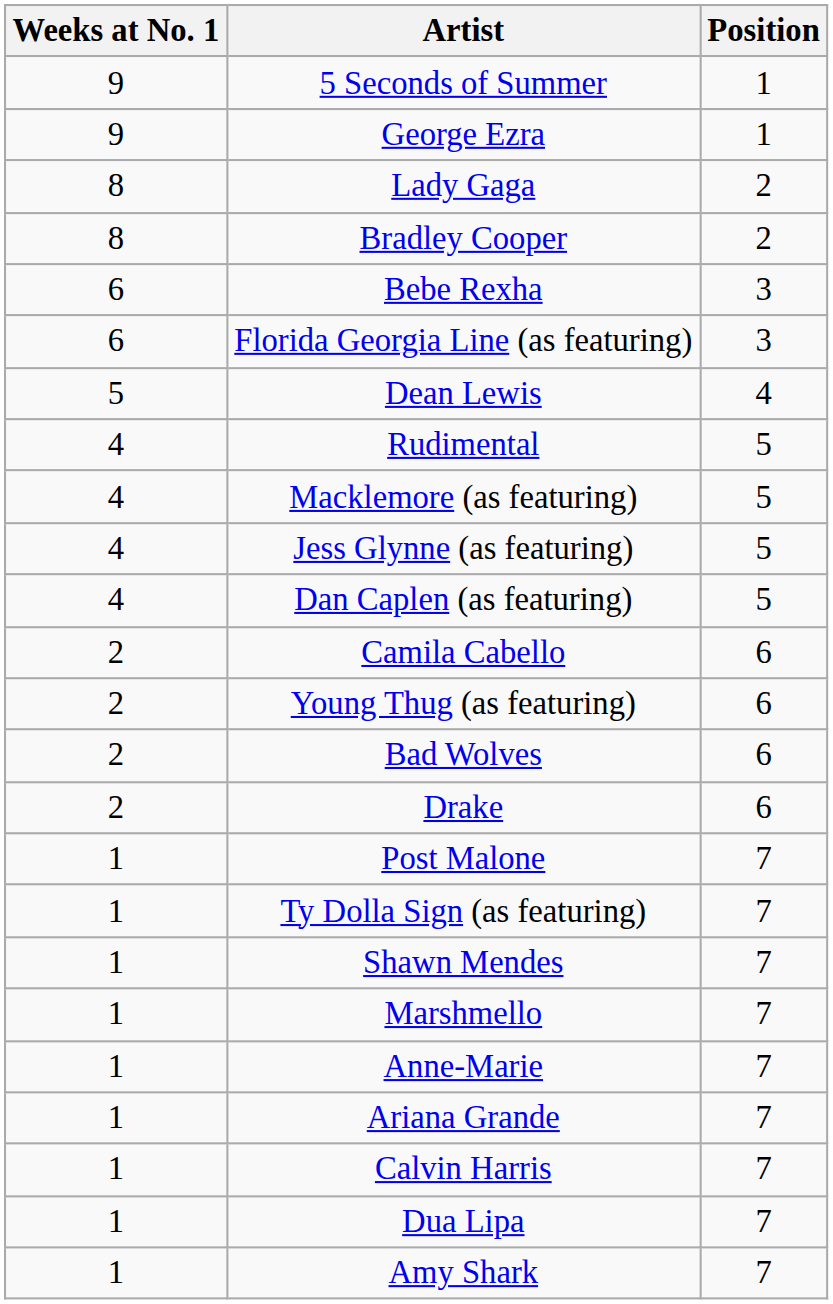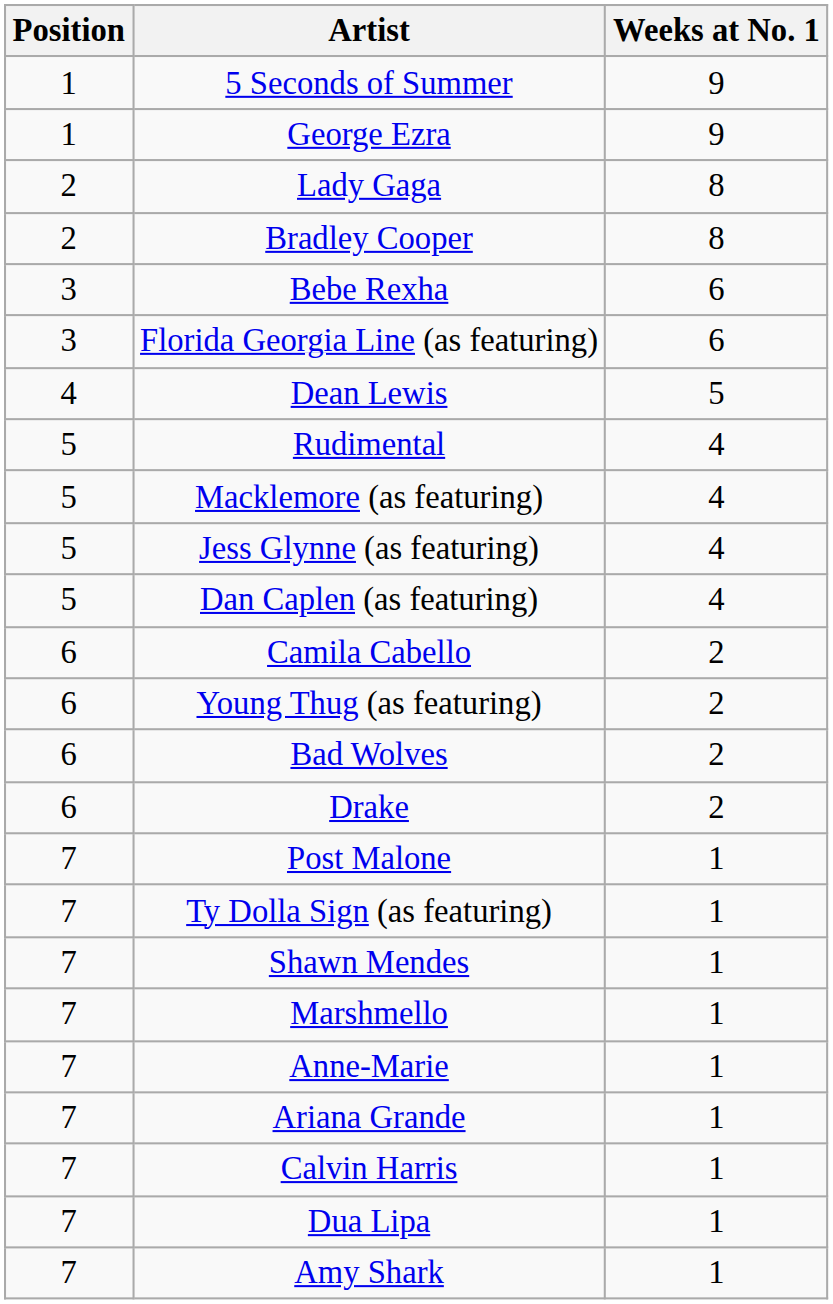columns swapped: (764, 30) <-> (116, 30)
